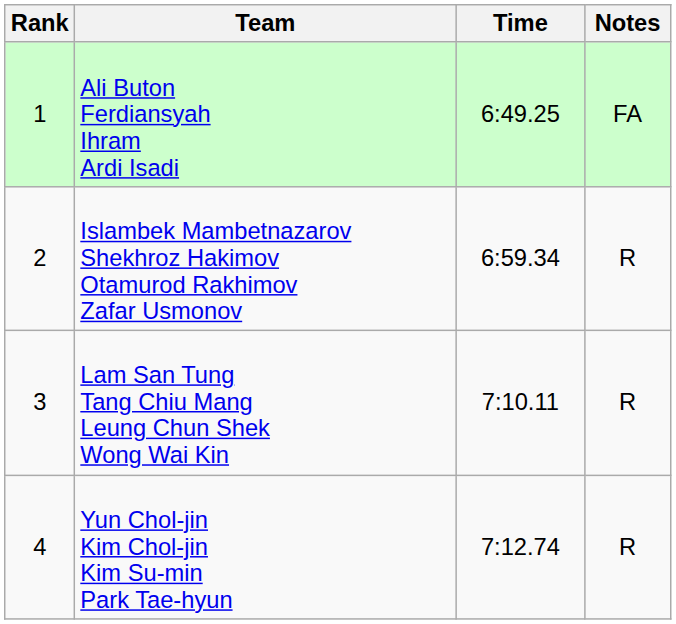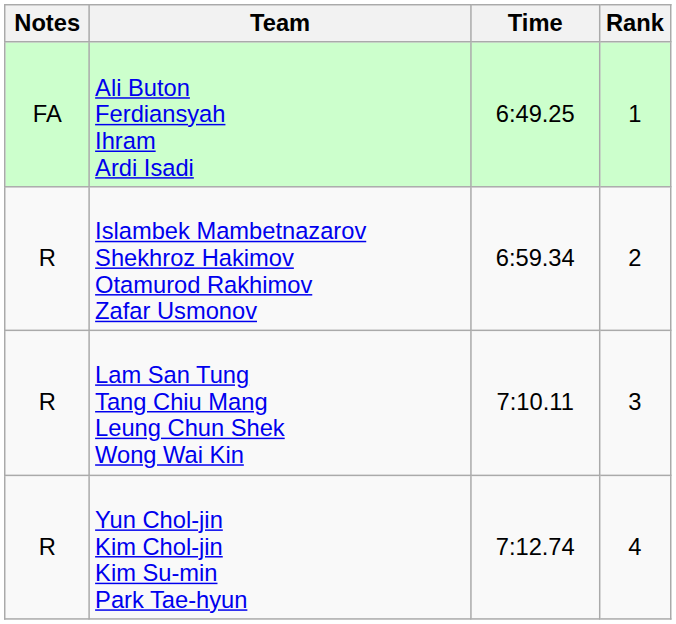columns swapped: (40, 23) <-> (628, 23)
